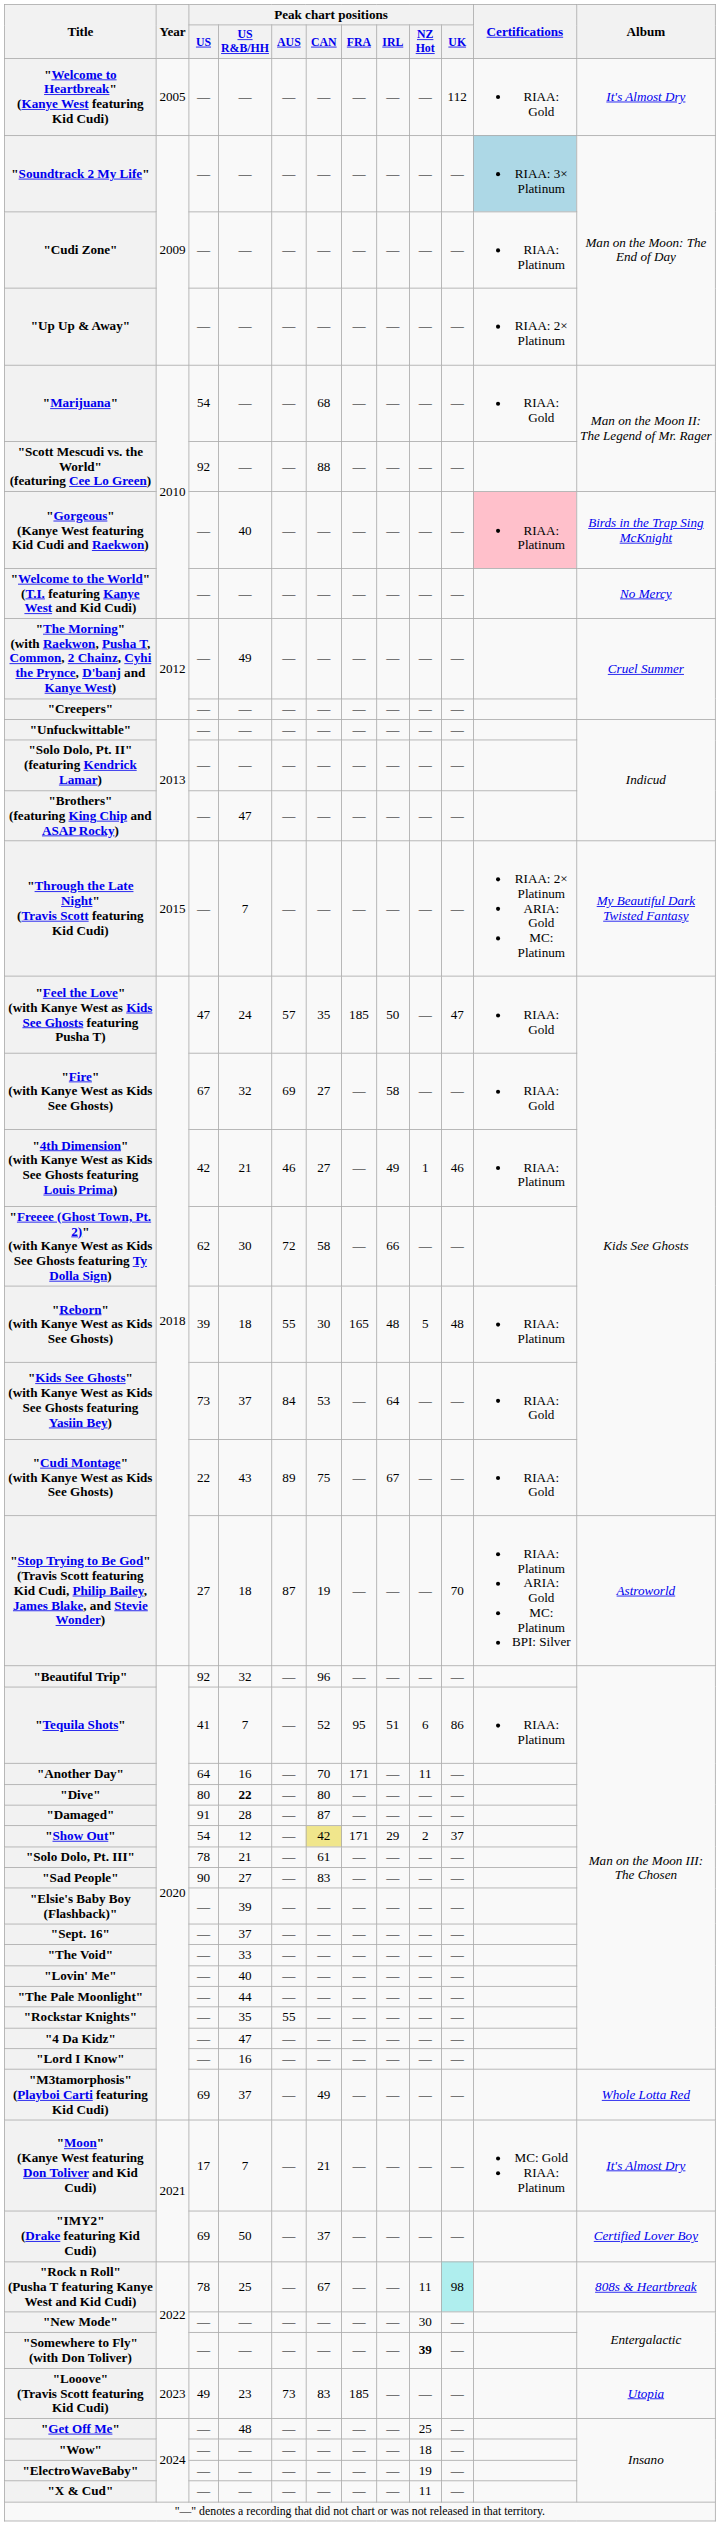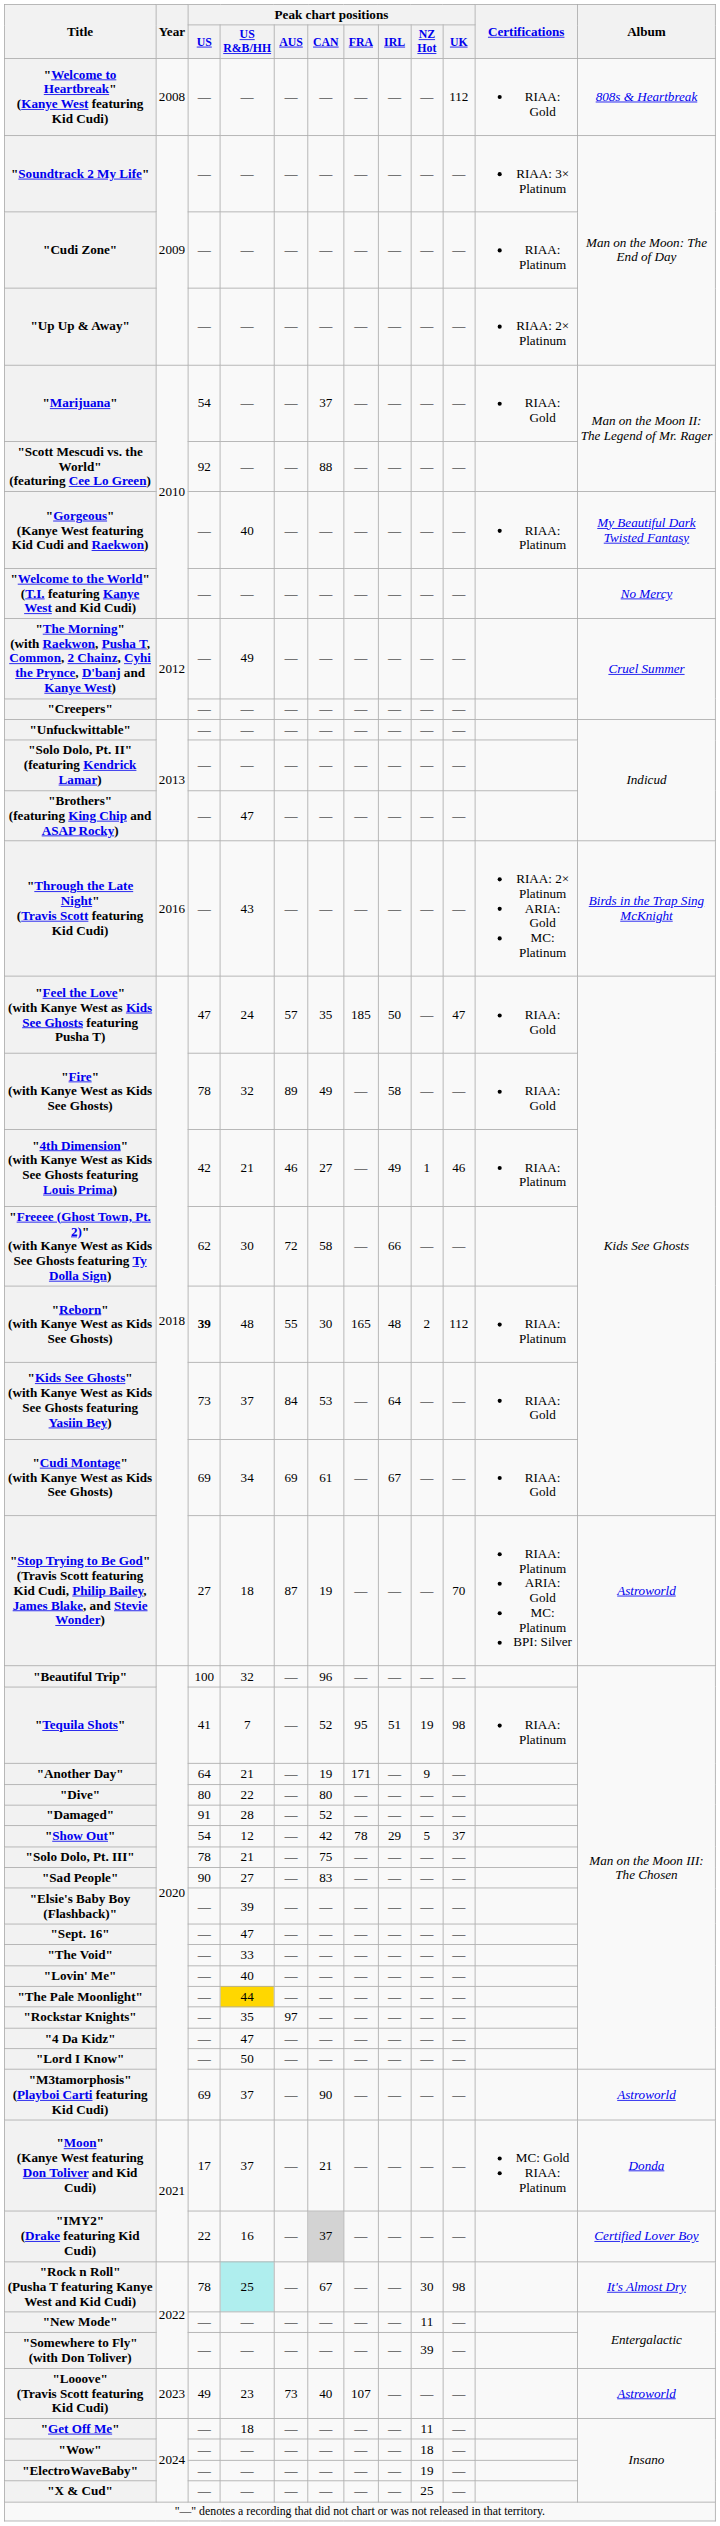(173, 97) 2005 -> (172, 97) 2008
(646, 97) It's Almost Dry -> (646, 97) 808s & Heartbreak
(525, 181) lightblue background -> (526, 181) no background
(324, 403) 68 -> (326, 403) 37
(525, 537) pink background -> (526, 537) no background
(646, 530) Birds in the Trap Sing McKnight -> (646, 530) My Beautiful Dark Twisted Fantasy
(173, 908) 2015 -> (172, 908) 2016
(245, 908) 7 -> (247, 908) 43
(646, 908) My Beautiful Dark Twisted Fantasy -> (646, 908) Birds in the Trap Sing McKnight
(203, 1091) 67 -> (204, 1091) 78
(289, 1091) 69 -> (291, 1091) 89
(324, 1091) 27 -> (326, 1091) 49
(203, 1324) normal -> (204, 1324) bold
(245, 1324) 18 -> (247, 1324) 48
(425, 1324) 5 -> (427, 1324) 2
(457, 1324) 48 -> (459, 1324) 112
(203, 1477) 22 -> (204, 1477) 69
(245, 1477) 43 -> (247, 1477) 34
(289, 1477) 89 -> (291, 1477) 69
(324, 1477) 75 -> (326, 1477) 61
(203, 1676) 92 -> (204, 1676) 100
(425, 1725) 6 -> (427, 1725) 19
(457, 1725) 86 -> (459, 1725) 98
(245, 1773) 16 -> (247, 1773) 21
(324, 1773) 70 -> (326, 1773) 19
(425, 1773) 11 -> (427, 1773) 9
(245, 1794) bold -> (247, 1794) normal
(324, 1815) 87 -> (326, 1815) 52
(324, 1836) khaki background -> (326, 1836) no background
(359, 1836) 171 -> (361, 1836) 78
(425, 1836) 2 -> (427, 1836) 5
(324, 1857) 61 -> (326, 1857) 75
(245, 1934) 37 -> (247, 1934) 47
(245, 1996) no background -> (247, 1996) gold background
(289, 2017) 55 -> (291, 2017) 97
(245, 2059) 16 -> (247, 2059) 50
(324, 2094) 49 -> (326, 2094) 90
(646, 2094) Whole Lotta Red -> (646, 2094) Astroworld
(245, 2165) 7 -> (247, 2165) 37
(646, 2165) It's Almost Dry -> (646, 2165) Donda
(203, 2236) 69 -> (204, 2236) 22
(245, 2236) 50 -> (247, 2236) 16
(324, 2236) no background -> (326, 2236) lightgrey background
(245, 2286) no background -> (247, 2286) paleturquoise background
(425, 2286) 11 -> (427, 2286) 30
(457, 2286) paleturquoise background -> (459, 2286) no background
(646, 2286) 808s & Heartbreak -> (646, 2286) It's Almost Dry
(425, 2322) 30 -> (427, 2322) 11
(425, 2350) bold -> (427, 2350) normal
(324, 2393) 83 -> (326, 2393) 40
(359, 2393) 185 -> (361, 2393) 107
(646, 2393) Utopia -> (646, 2393) Astroworld
(245, 2428) 48 -> (247, 2428) 18
(425, 2428) 25 -> (427, 2428) 11
(425, 2491) 11 -> (427, 2491) 25
